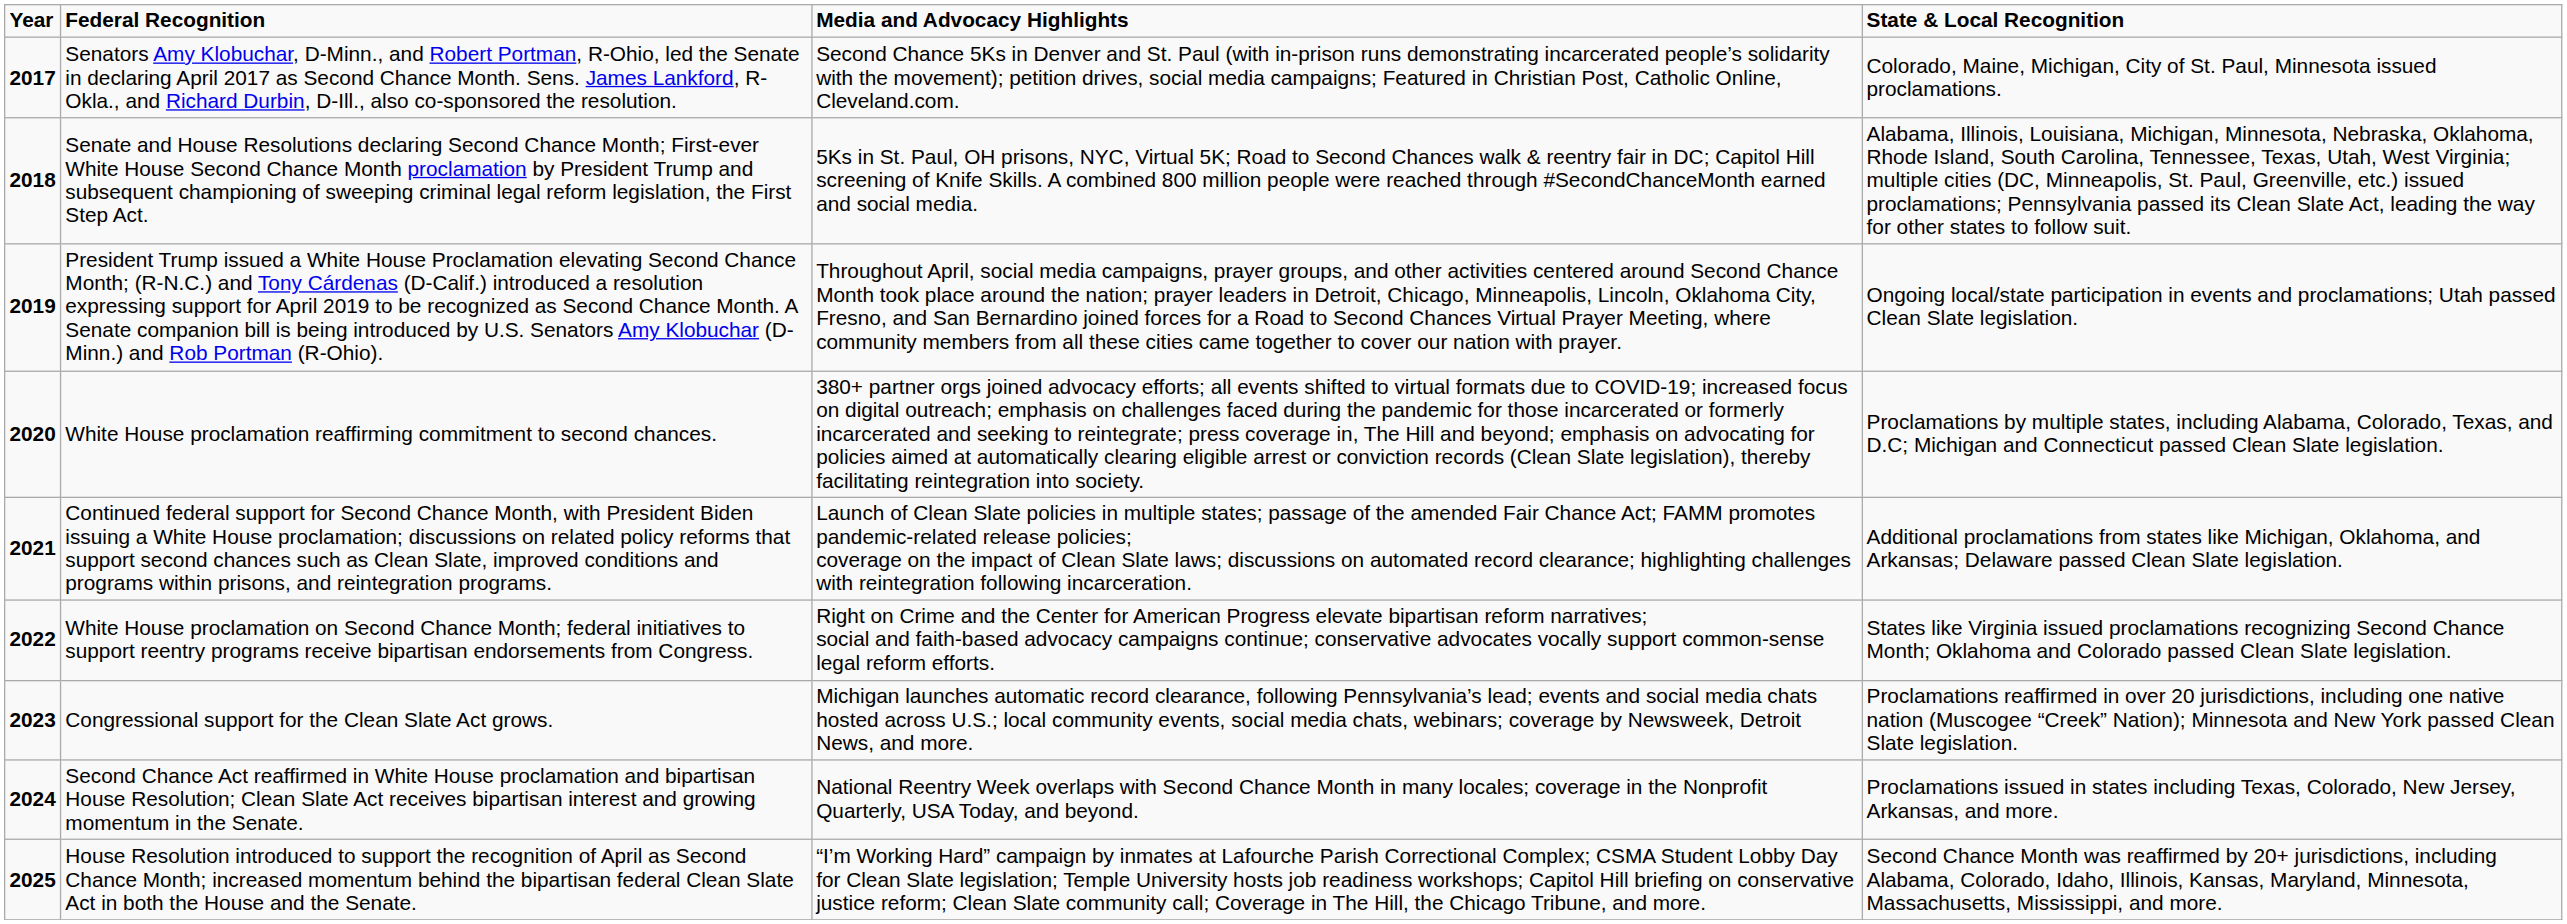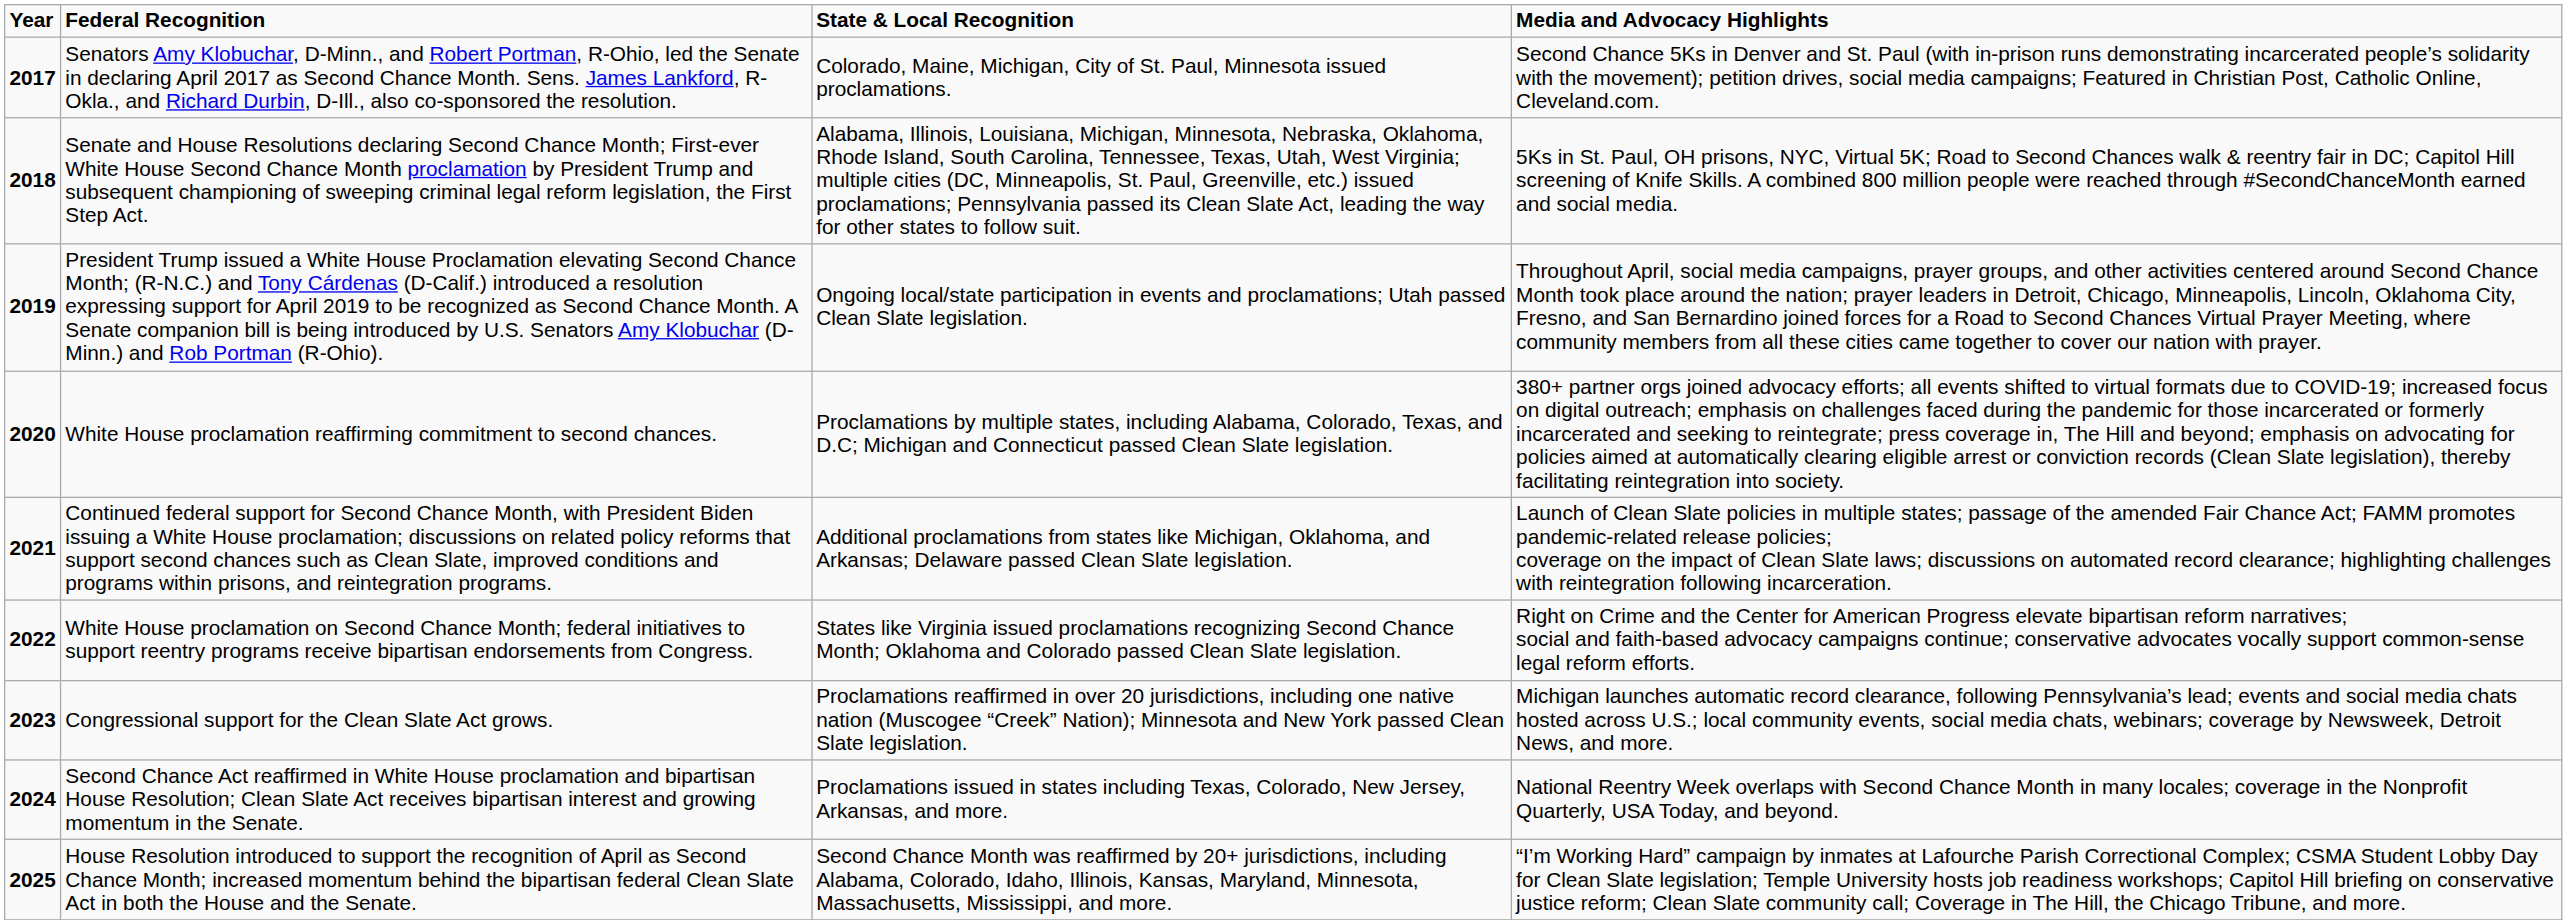columns swapped: (1995, 20) <-> (972, 20)
